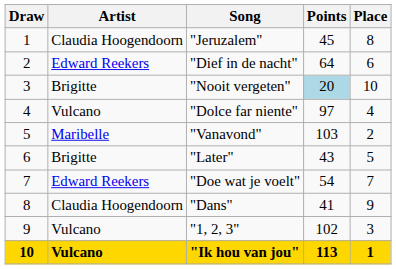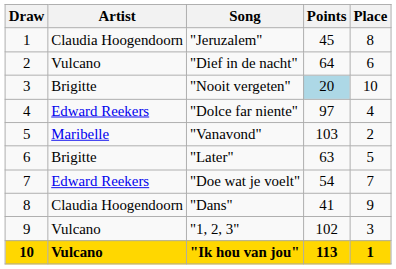(100, 63) Edward Reekers -> (76, 63) Vulcano
(76, 110) Vulcano -> (100, 110) Edward Reekers
(327, 157) 43 -> (327, 157) 63
